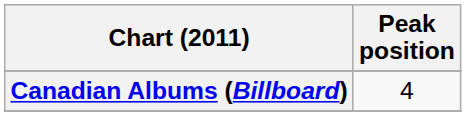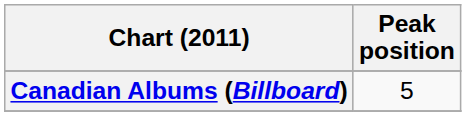(407, 90) 4 -> (407, 90) 5
